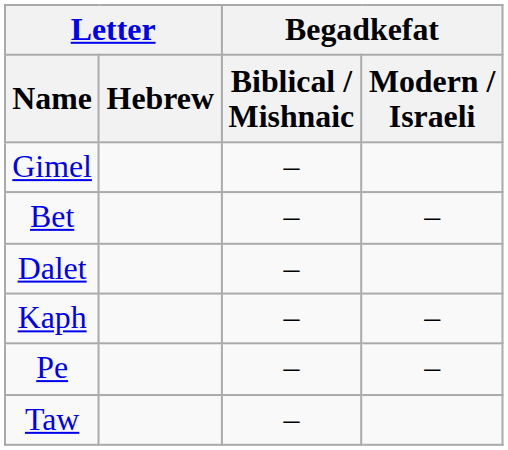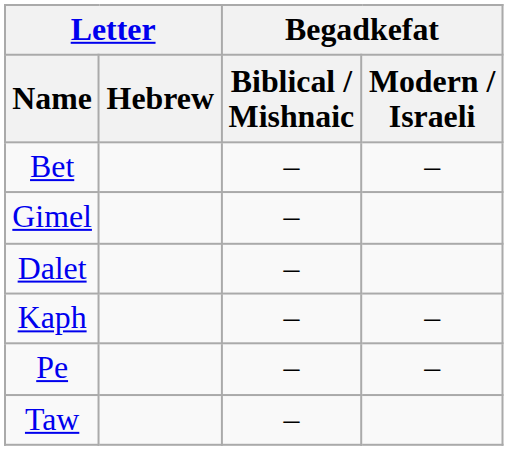rows swapped: (52, 217) <-> (52, 166)
